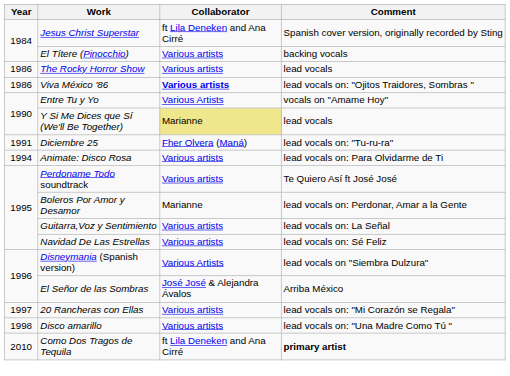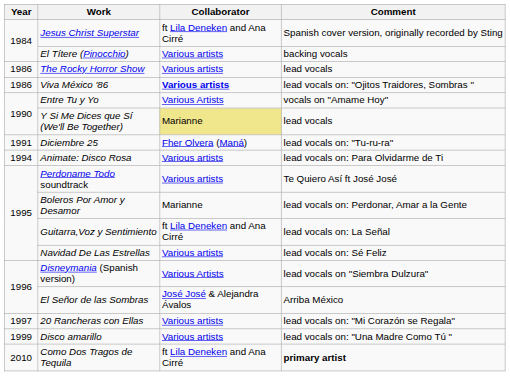(193, 226) Various artists -> (214, 231) ft Lila Deneken and Ana Cirré
(21, 325) 1998 -> (21, 336) 1999
